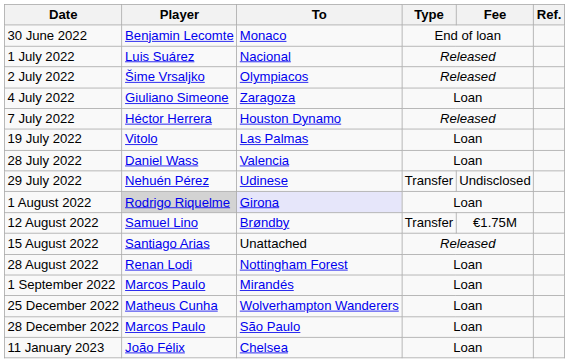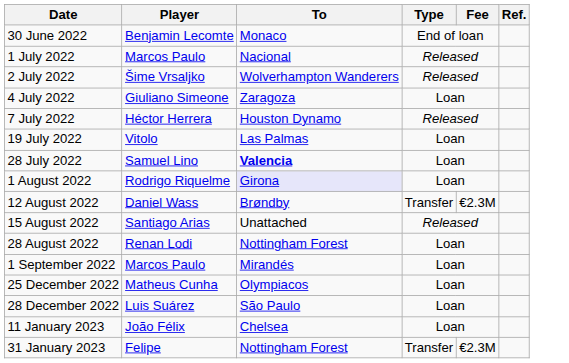(160, 56) Luis Suárez -> (165, 56) Marcos Paulo
(274, 77) Olympiacos -> (319, 77) Wolverhampton Wanderers
(162, 160) Daniel Wass -> (162, 160) Samuel Lino
(264, 160) normal -> (266, 160) bold
- row: (45, 181)
(178, 202) lightgrey background -> (178, 181) no background
(162, 222) Samuel Lino -> (162, 202) Daniel Wass
(495, 222) €1.75M -> (477, 202) €2.3M
(319, 306) Wolverhampton Wanderers -> (274, 285) Olympiacos
(165, 327) Marcos Paulo -> (160, 306) Luis Suárez
+ row: (56, 347)
